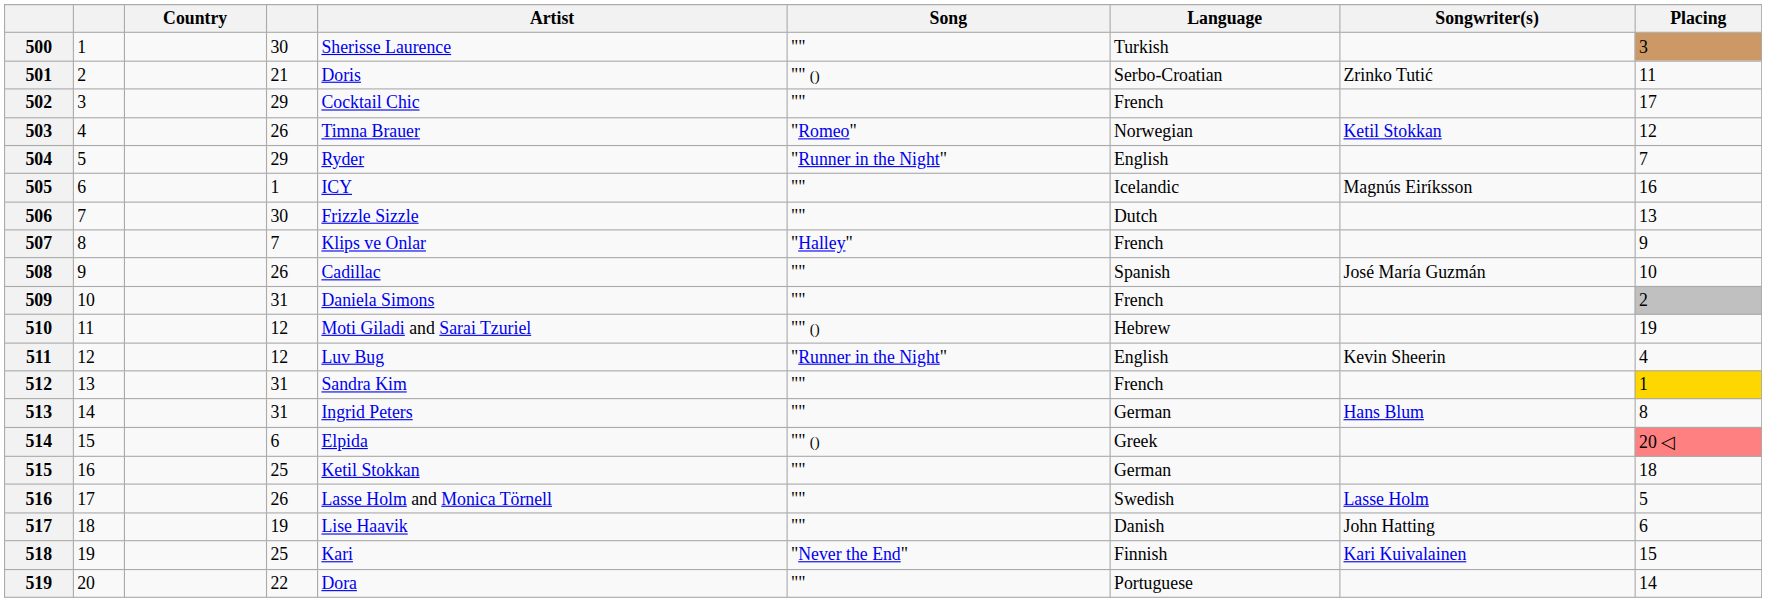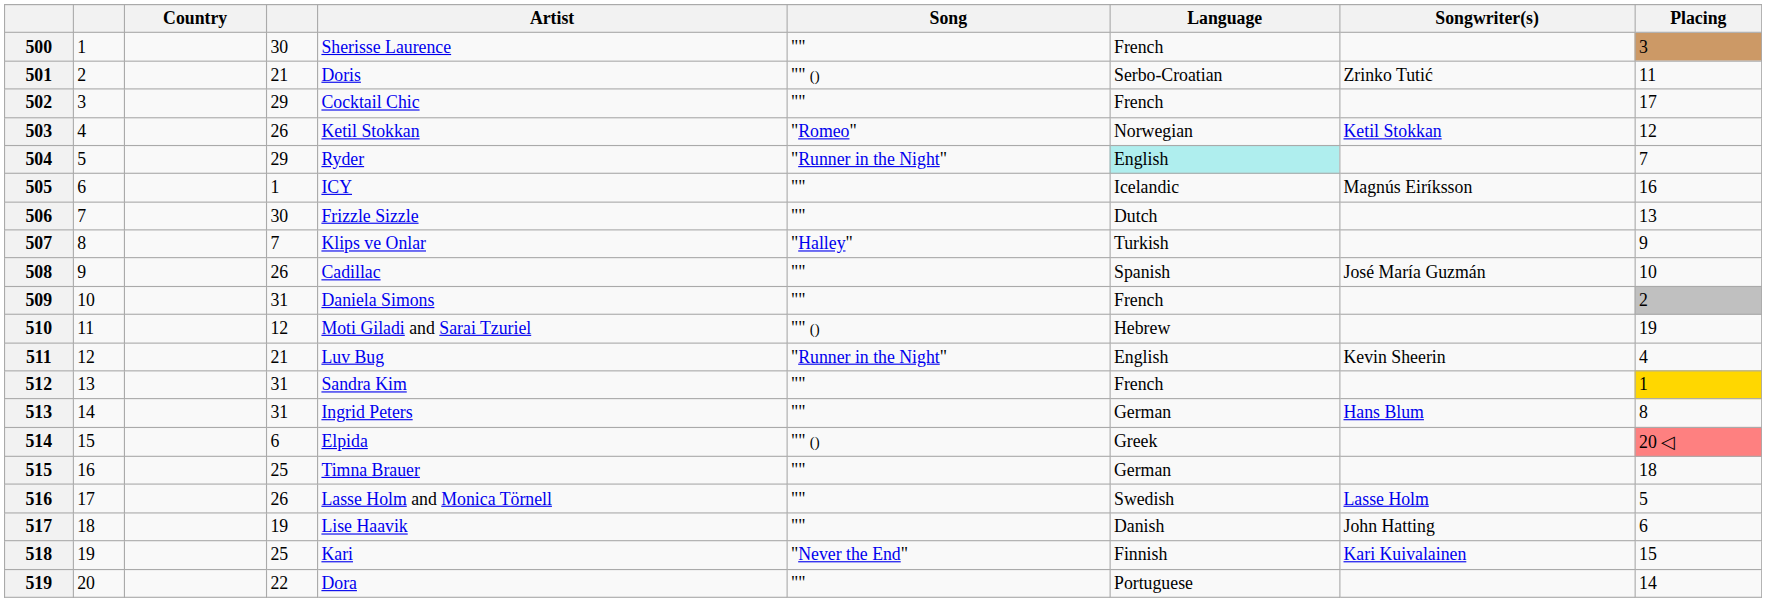(1141, 46) Turkish -> (1139, 46) French
(371, 131) Timna Brauer -> (371, 131) Ketil Stokkan
(1141, 159) no background -> (1141, 159) paleturquoise background
(1139, 243) French -> (1141, 243) Turkish
(279, 356) 12 -> (279, 356) 21
(371, 470) Ketil Stokkan -> (371, 470) Timna Brauer
